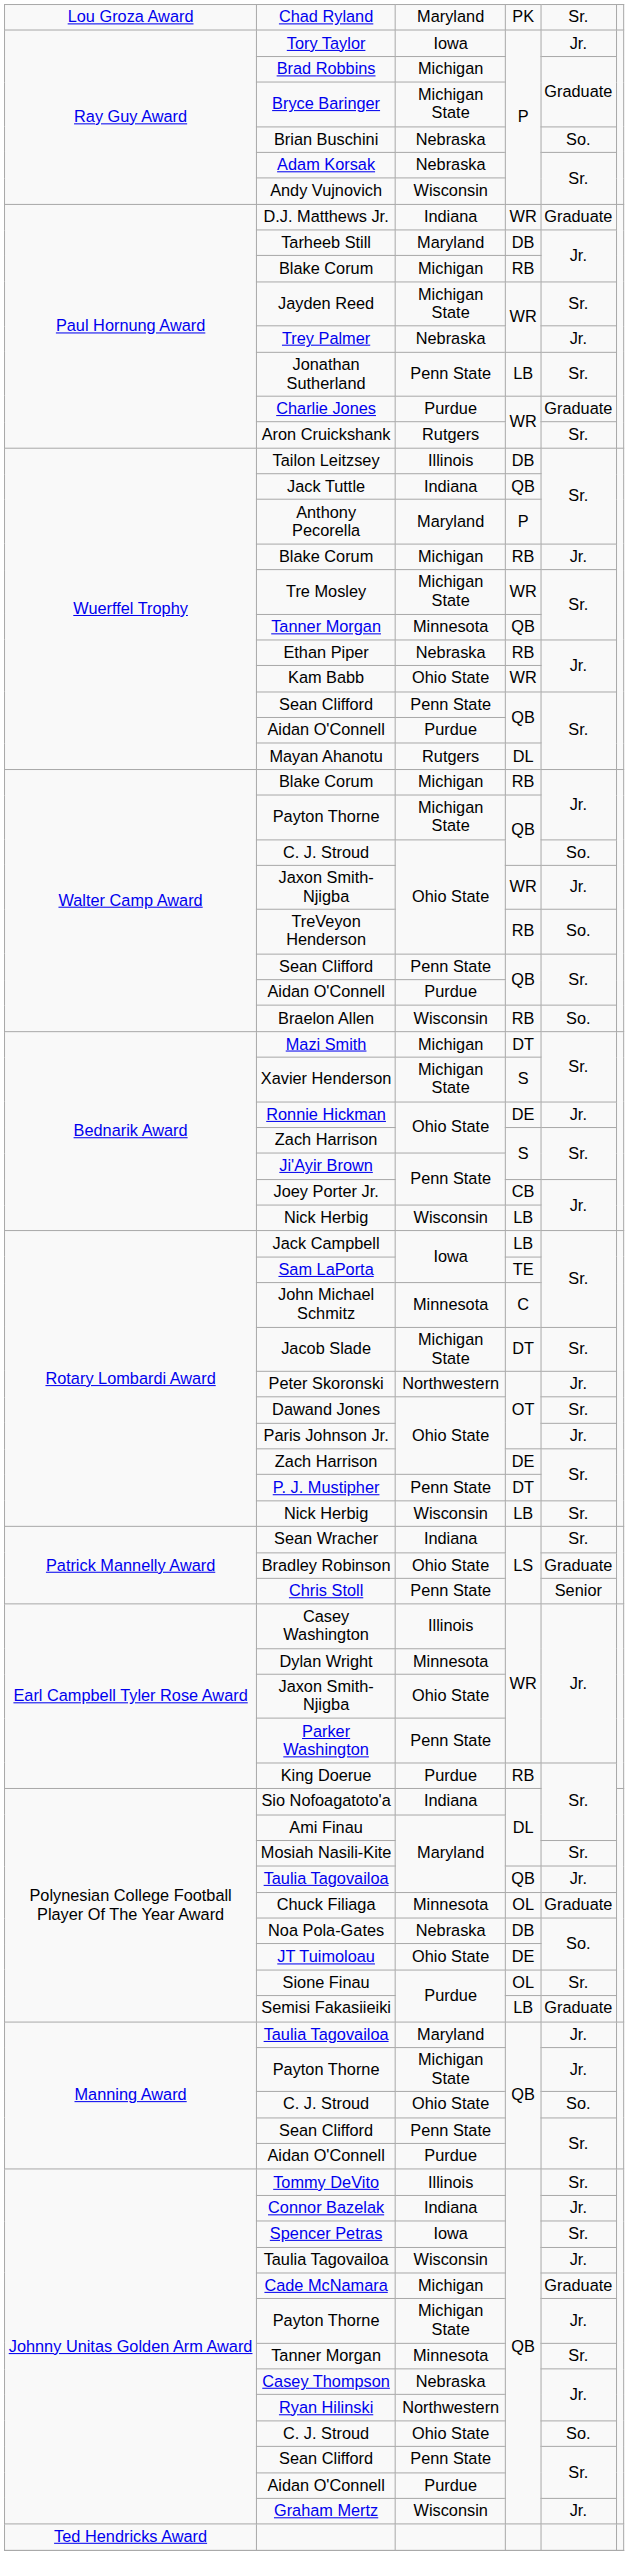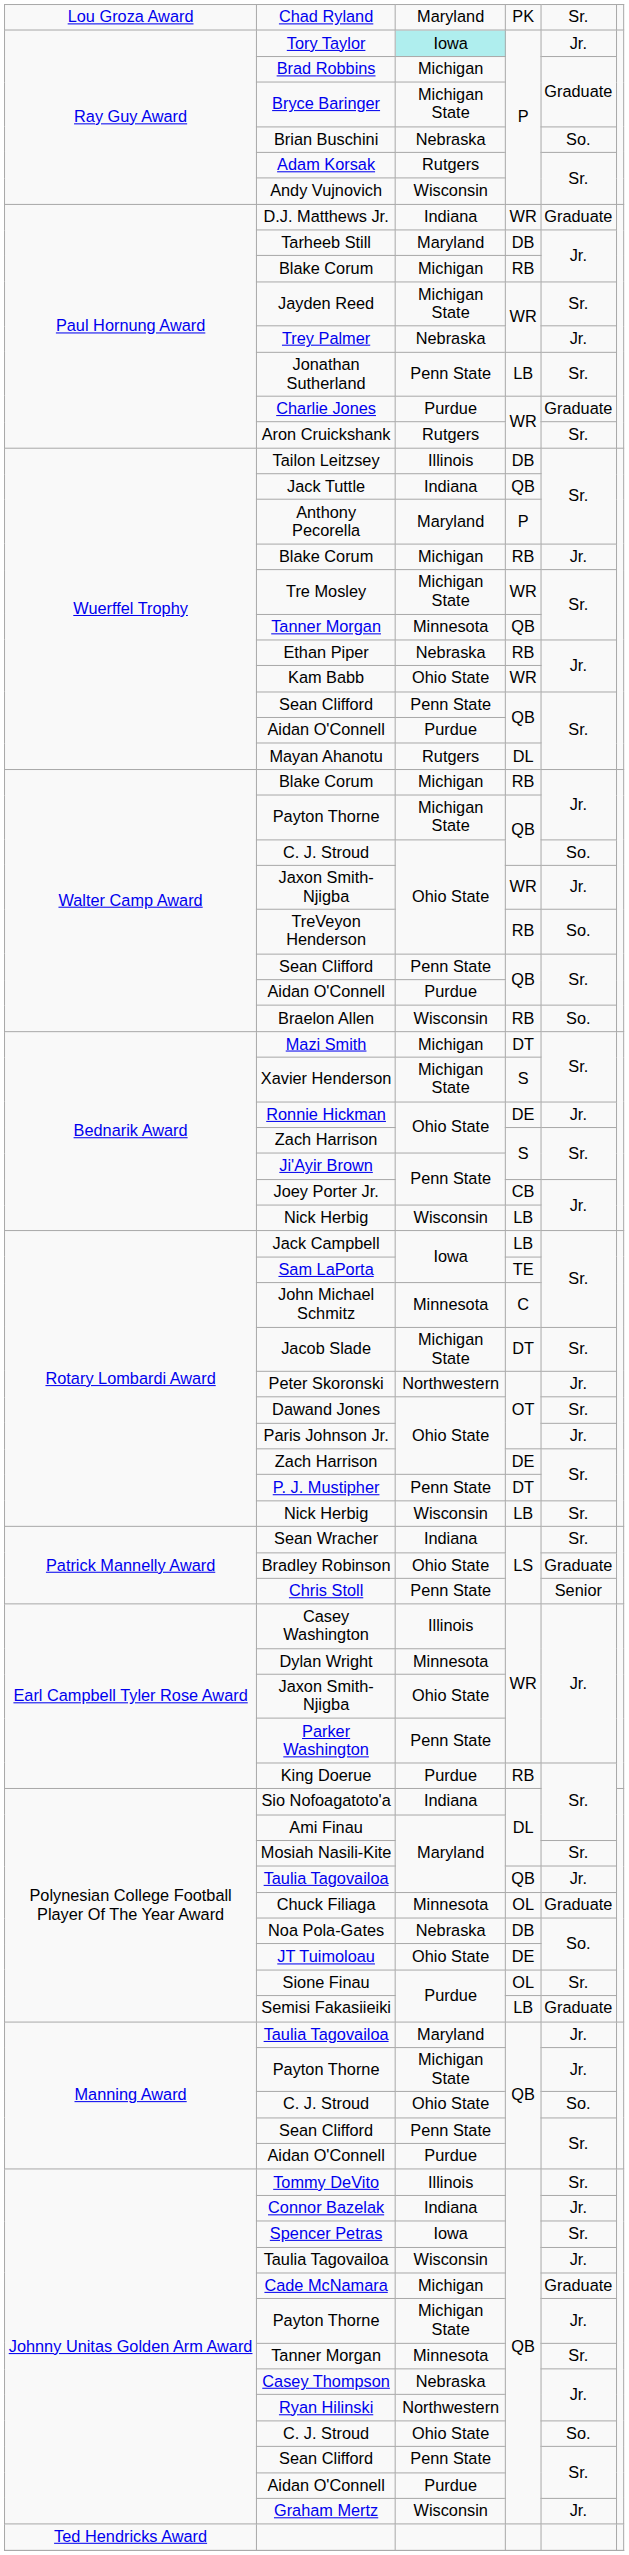(451, 43) no background -> (451, 43) paleturquoise background
(451, 165) Nebraska -> (451, 165) Rutgers
